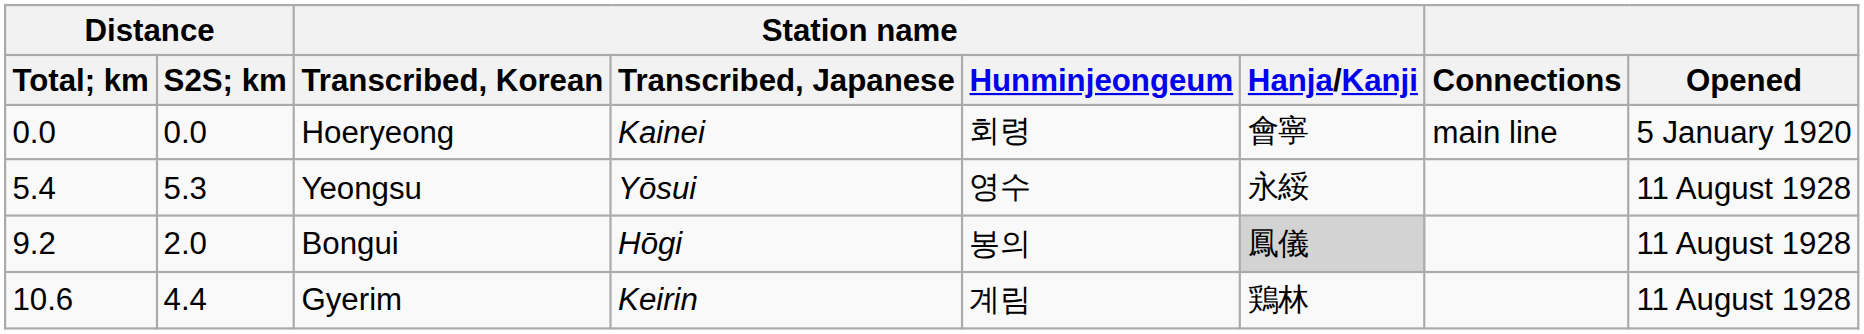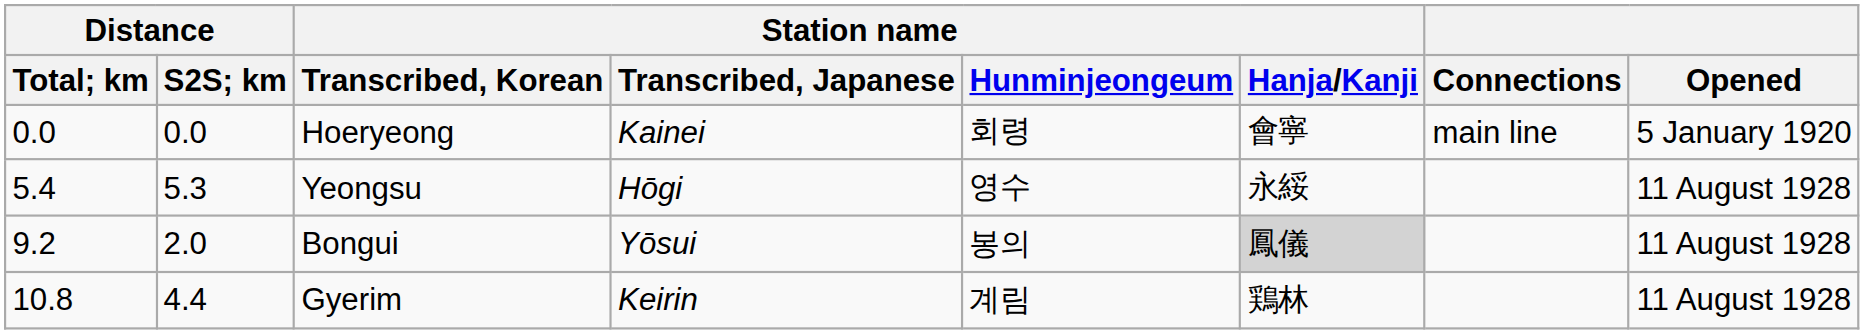(657, 188) Yōsui -> (650, 188) Hōgi
(650, 244) Hōgi -> (657, 244) Yōsui
(43, 300) 10.6 -> (43, 300) 10.8
